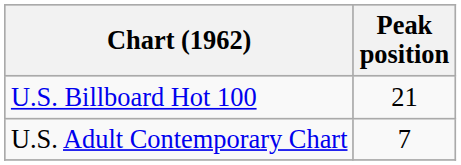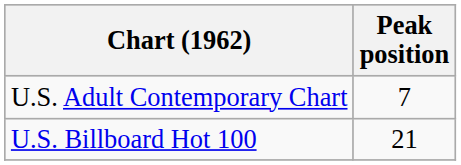rows swapped: (134, 97) <-> (179, 138)
